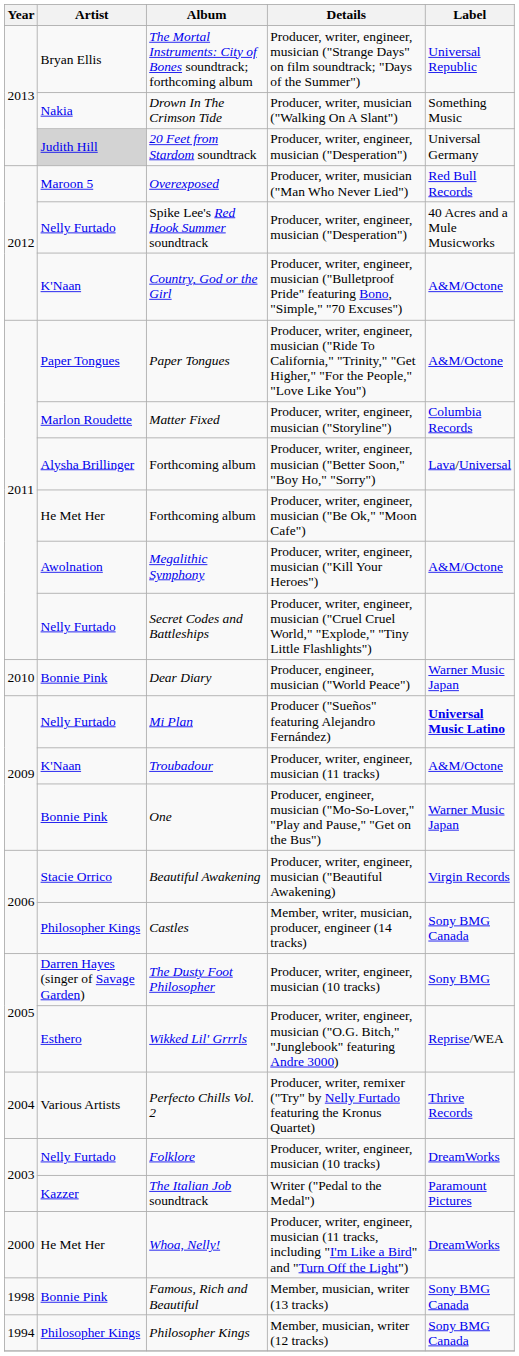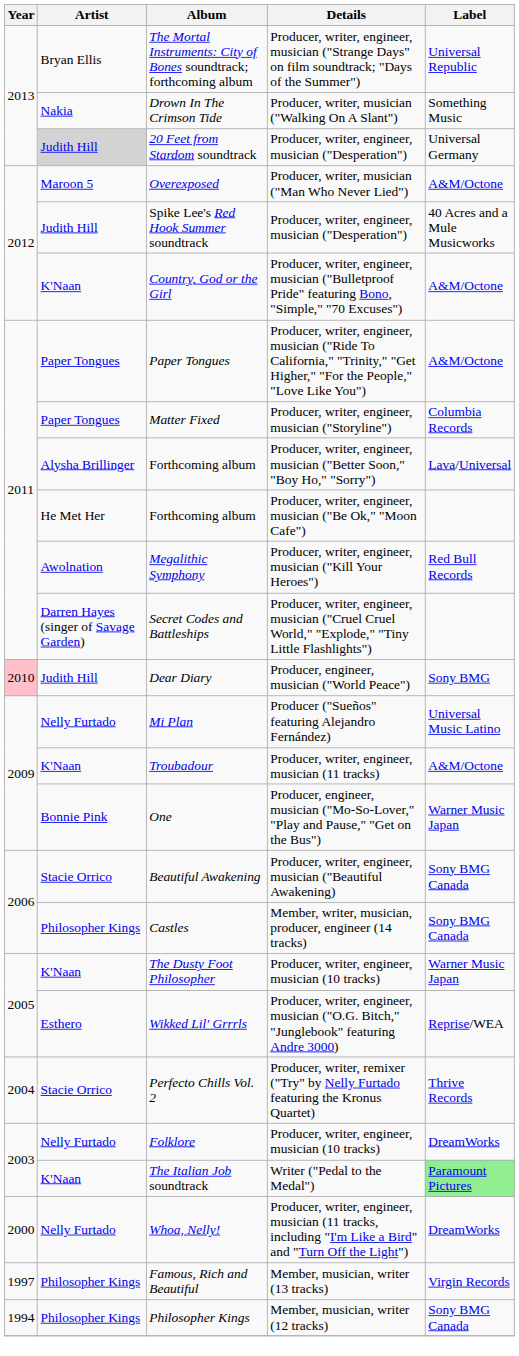(452, 183) Red Bull Records -> (466, 183) A&M/Octone
(78, 227) Nelly Furtado -> (69, 227) Judith Hill
(86, 420) Marlon Roudette -> (80, 420) Paper Tongues
(466, 567) A&M/Octone -> (452, 567) Red Bull Records
(78, 626) Nelly Furtado -> (88, 626) Darren Hayes (singer of Savage Garden)
(21, 677) no background -> (21, 677) pink background
(74, 677) Bonnie Pink -> (69, 677) Judith Hill
(466, 677) Warner Music Japan -> (459, 677) Sony BMG
(467, 721) bold -> (464, 721) normal
(469, 876) Virgin Records -> (459, 876) Sony BMG Canada
(88, 979) Darren Hayes (singer of Savage Garden) -> (61, 972) K'Naan
(459, 979) Sony BMG -> (466, 972) Warner Music Japan
(80, 1105) Various Artists -> (76, 1090) Stacie Orrico
(60, 1193) Kazzer -> (61, 1178) K'Naan
(457, 1193) no background -> (457, 1178) lightgreen background
(73, 1244) He Met Her -> (78, 1229) Nelly Furtado
(21, 1296) 1998 -> (21, 1281) 1997
(74, 1296) Bonnie Pink -> (90, 1281) Philosopher Kings
(459, 1296) Sony BMG Canada -> (469, 1281) Virgin Records
